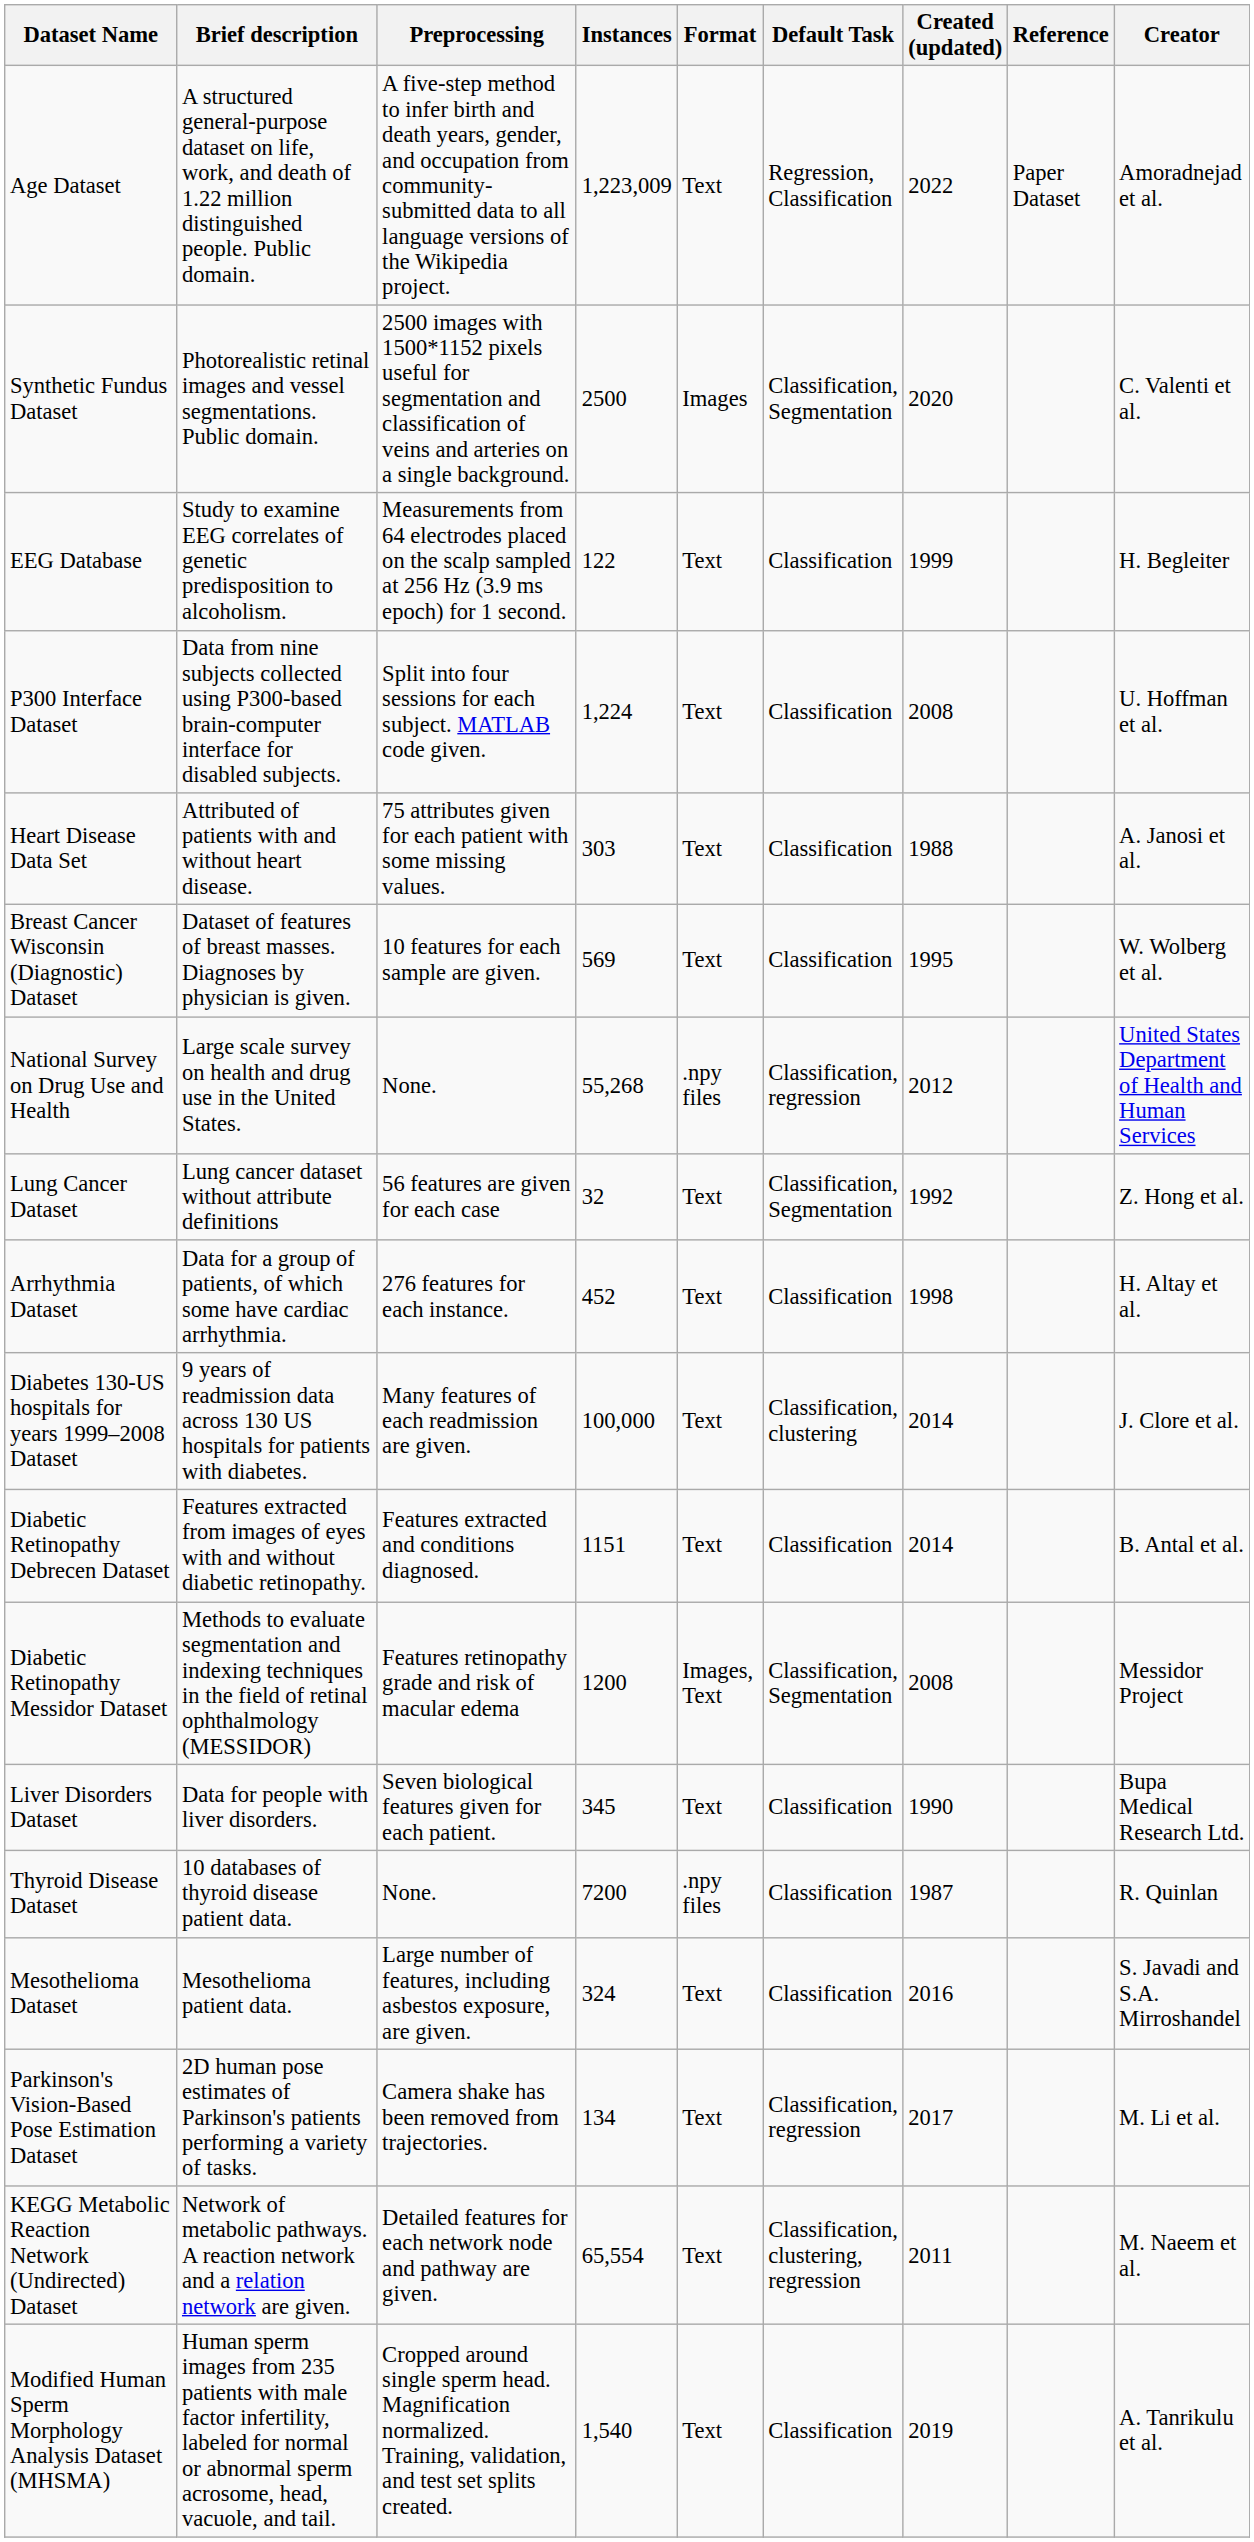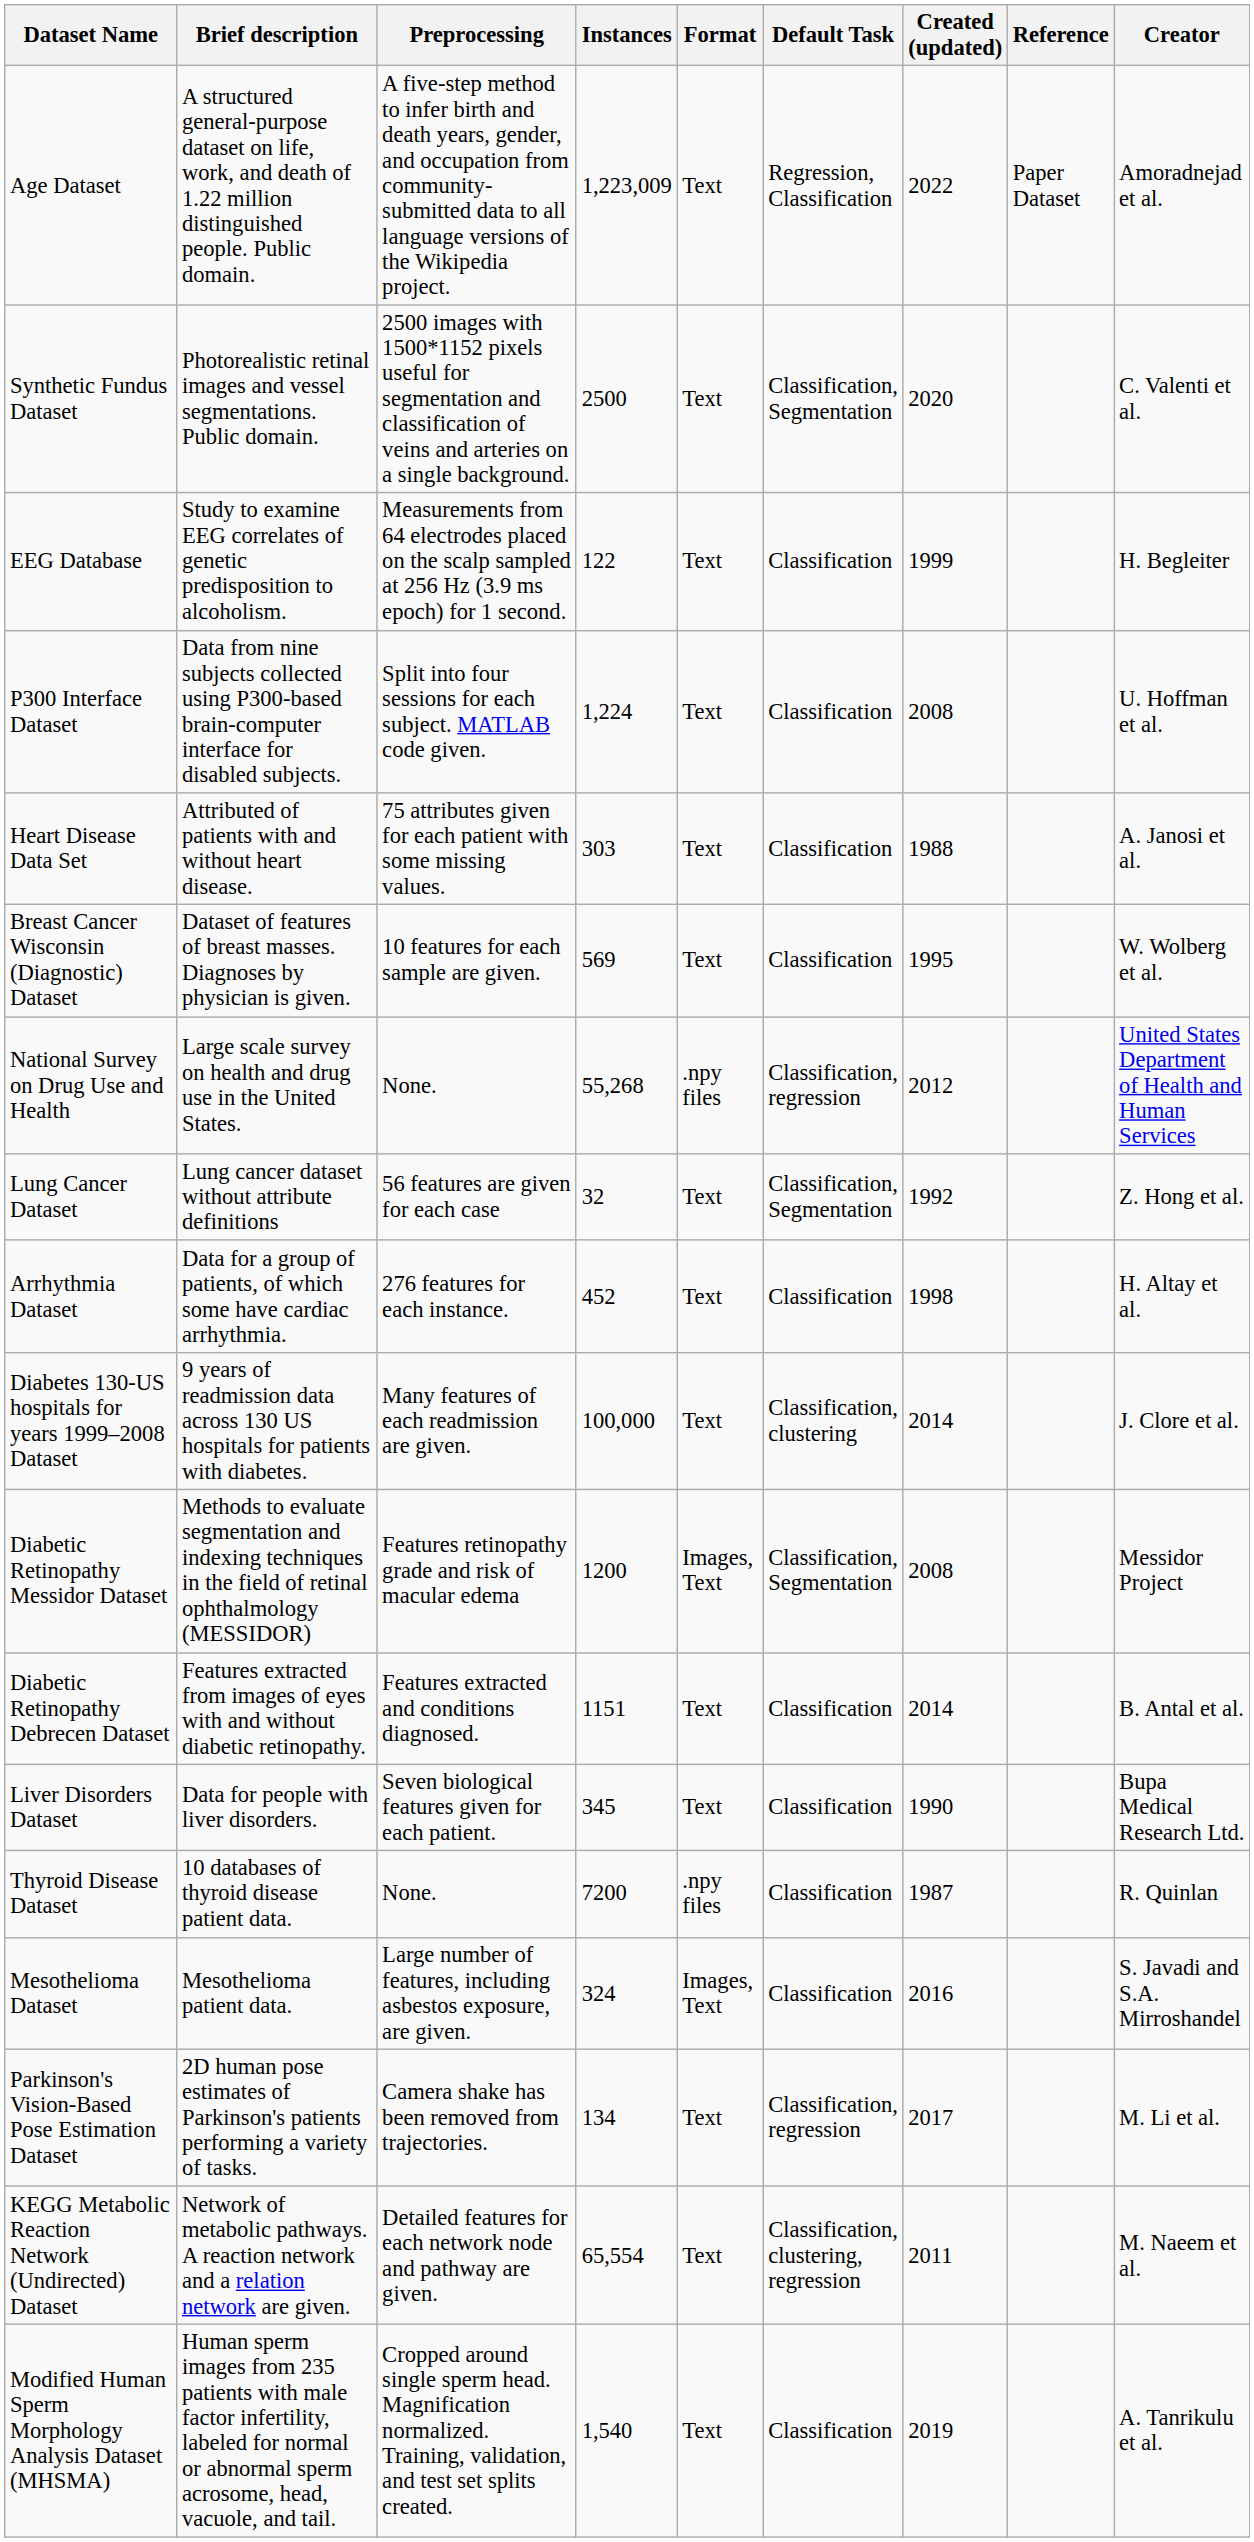(715, 398) Images -> (702, 398) Text
rows swapped: (90, 1545) <-> (89, 1682)
(702, 1993) Text -> (718, 1993) Images, Text
